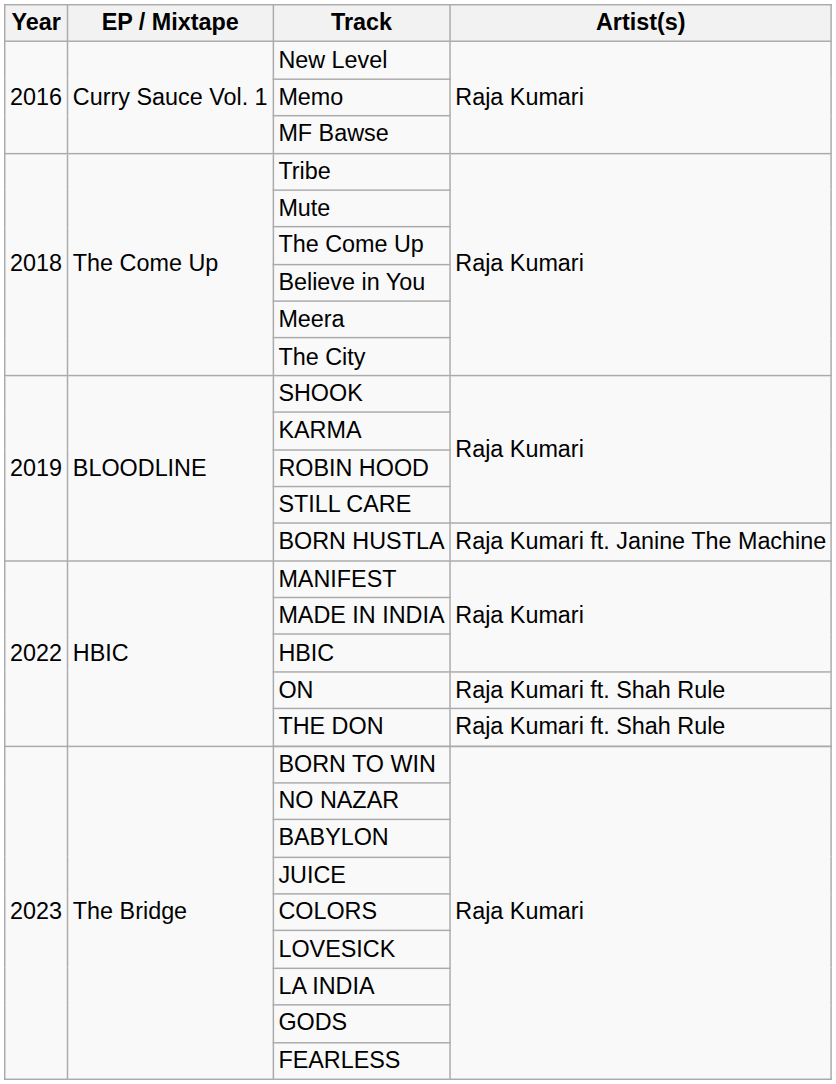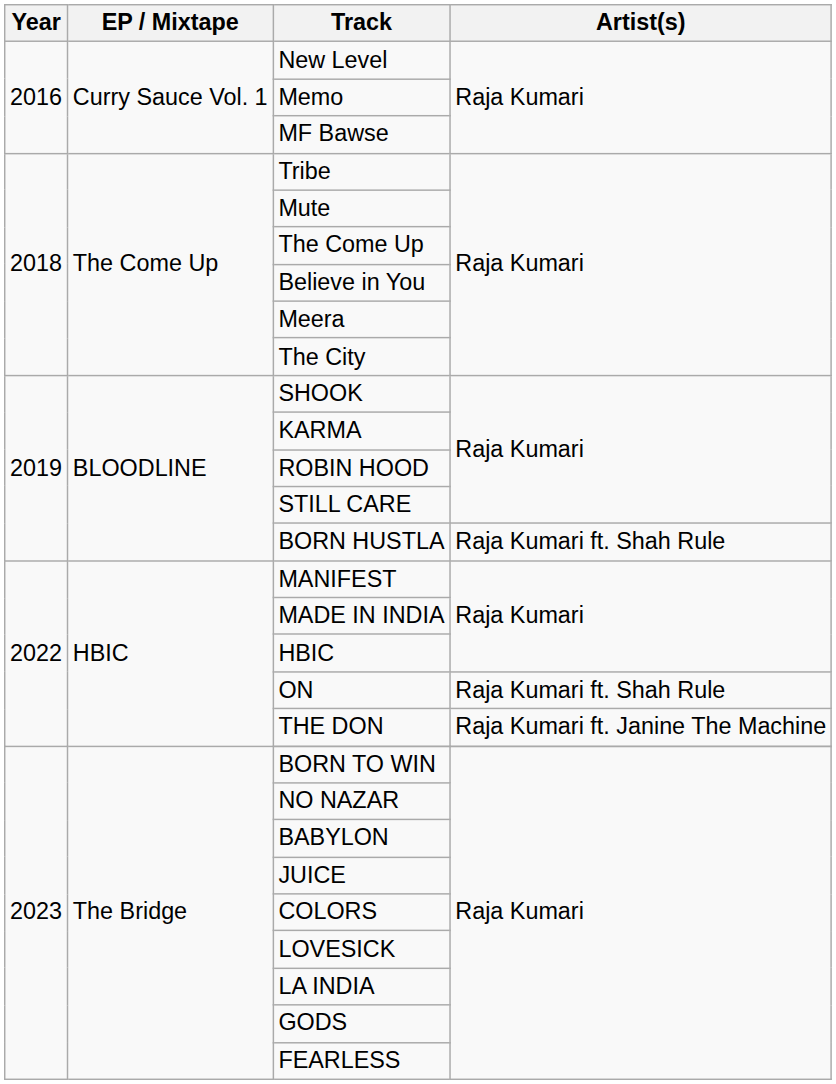(641, 541) Raja Kumari ft. Janine The Machine -> (590, 541) Raja Kumari ft. Shah Rule
(590, 726) Raja Kumari ft. Shah Rule -> (641, 726) Raja Kumari ft. Janine The Machine
